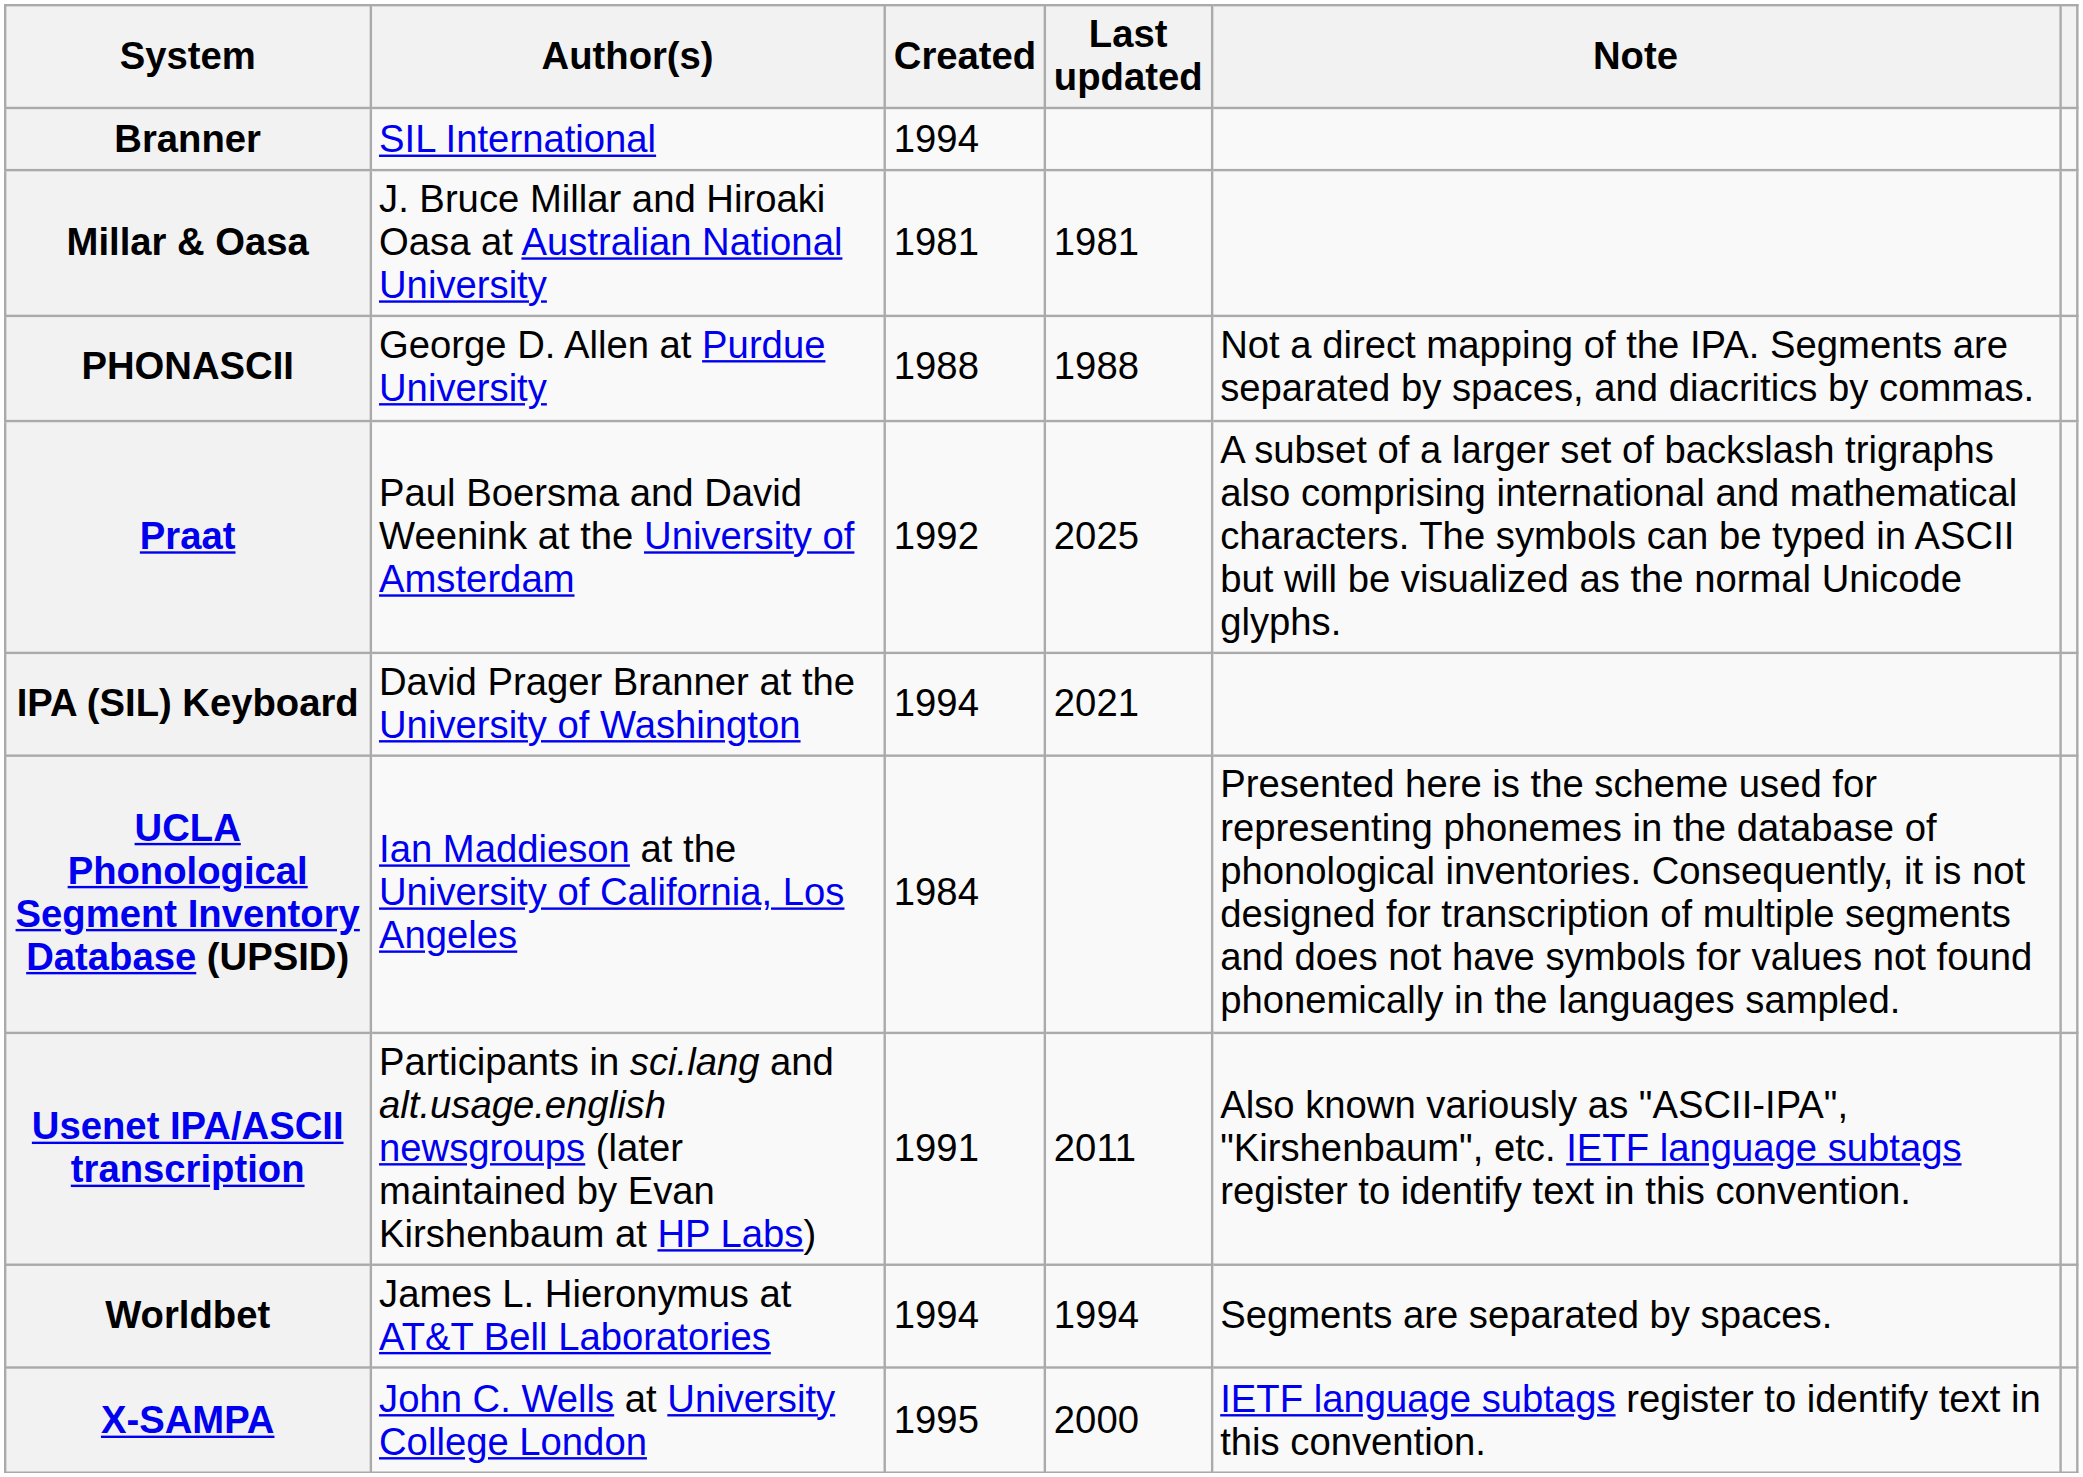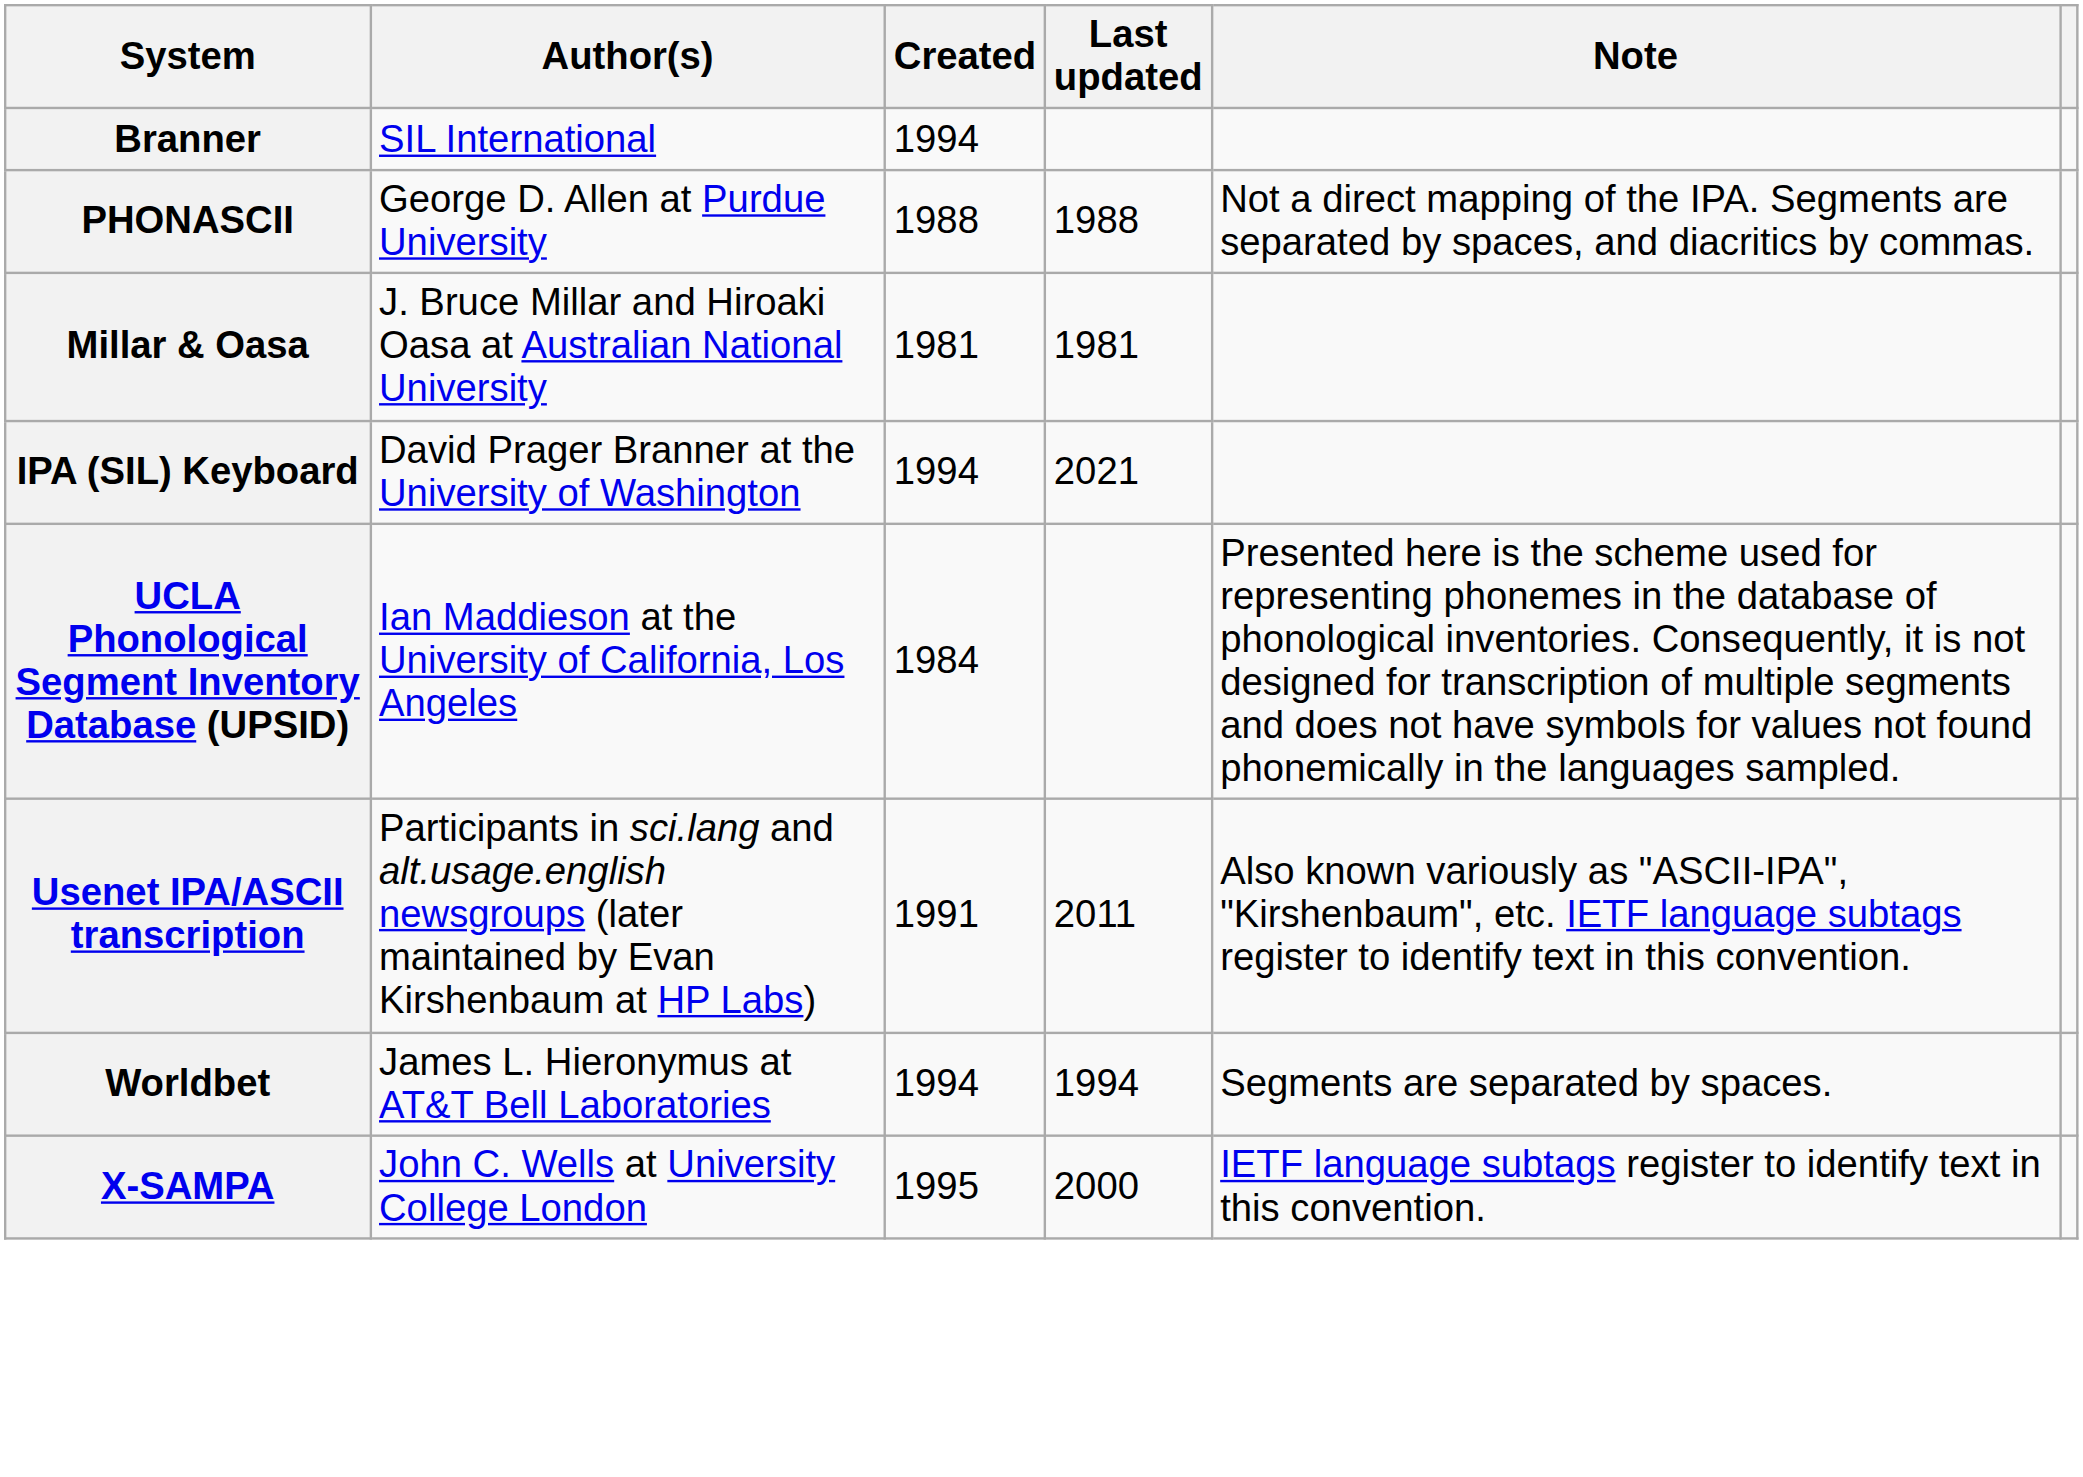rows swapped: (188, 242) <-> (188, 367)
- row: (188, 535)
